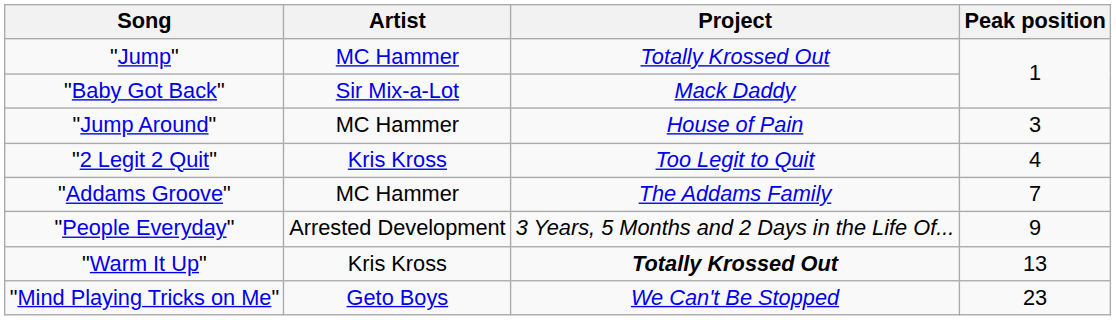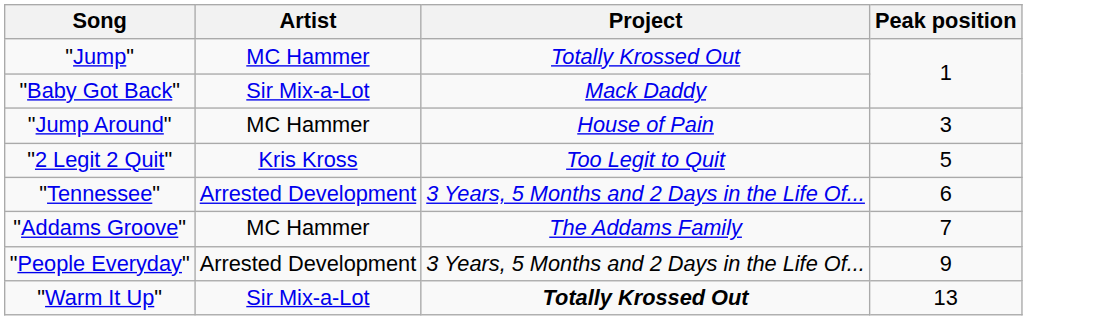(1035, 159) 4 -> (946, 159) 5
+ row: (100, 194)
(397, 263) Kris Kross -> (308, 297) Sir Mix-a-Lot
- row: (144, 297)
